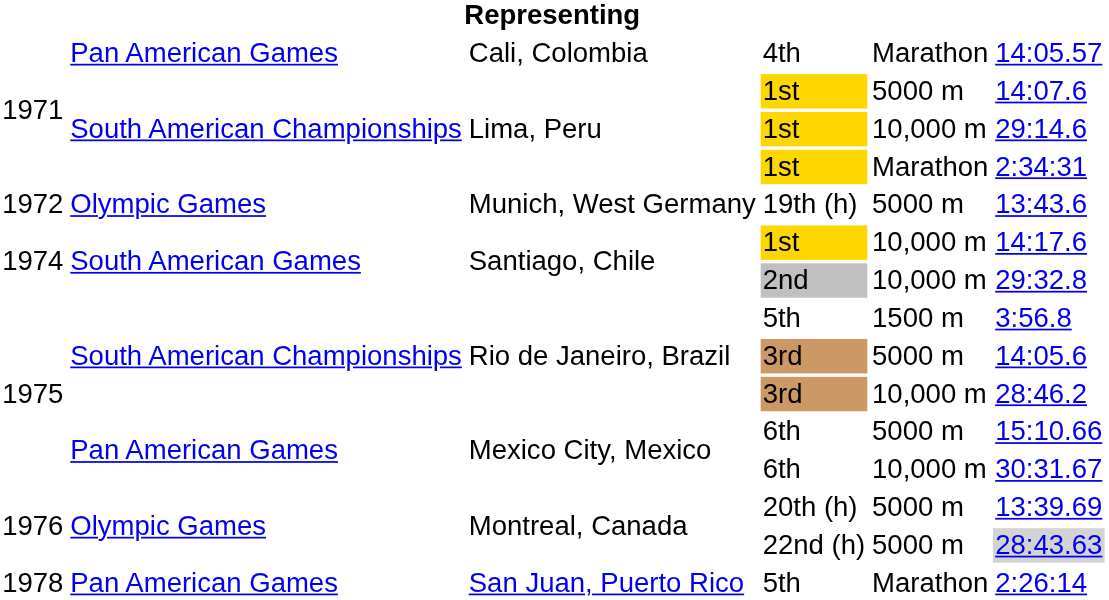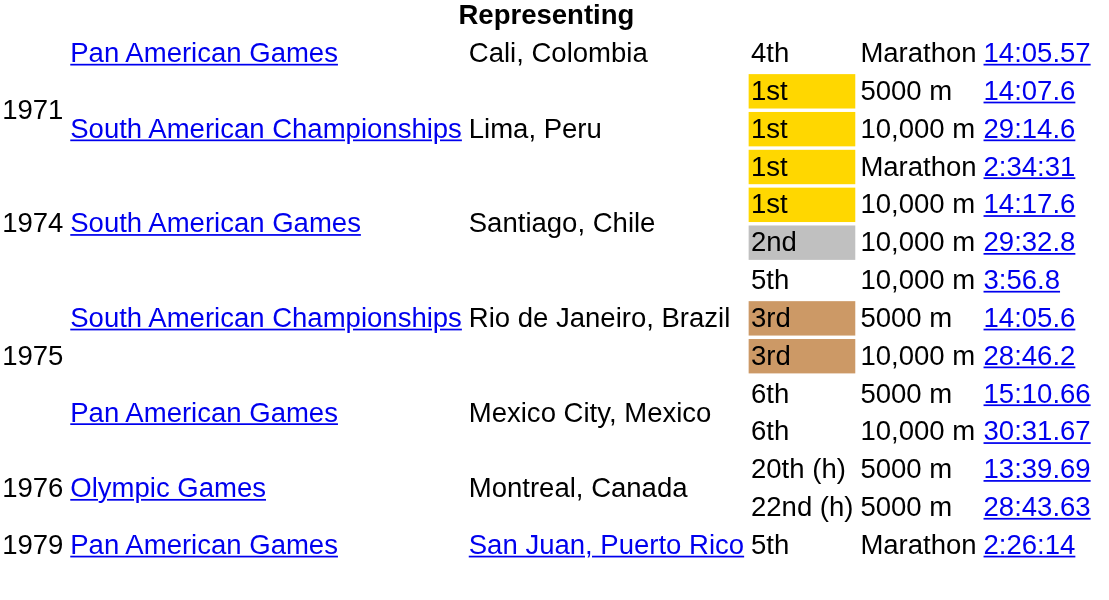- row: (612, 204)
(918, 318) 1500 m -> (918, 280) 10,000 m
(1049, 545) lightgrey background -> (1037, 507) no background
(33, 582) 1978 -> (33, 545) 1979
